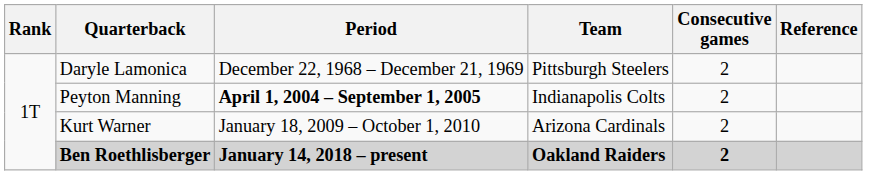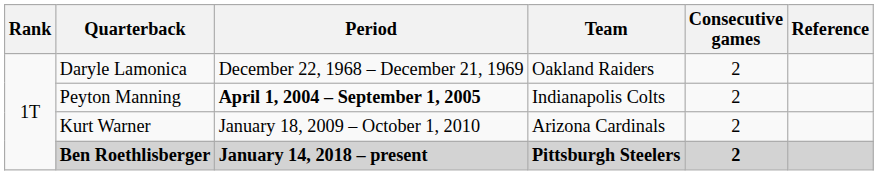(600, 68) Pittsburgh Steelers -> (593, 68) Oakland Raiders
(599, 155) Oakland Raiders -> (606, 155) Pittsburgh Steelers
